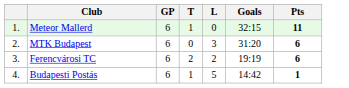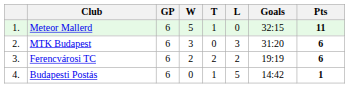+ column: (191, 12)
